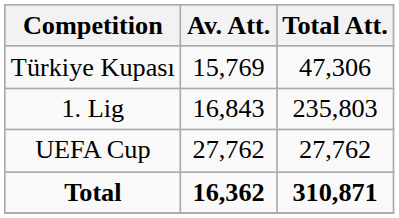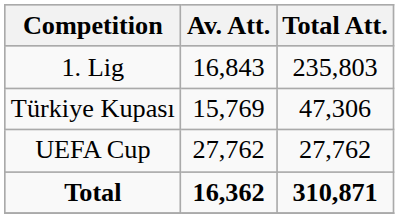rows swapped: (93, 108) <-> (93, 66)
